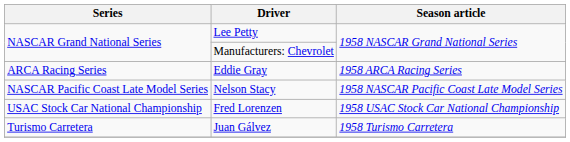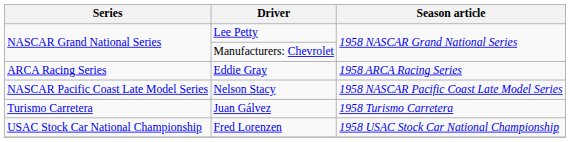rows swapped: (242, 127) <-> (248, 108)
